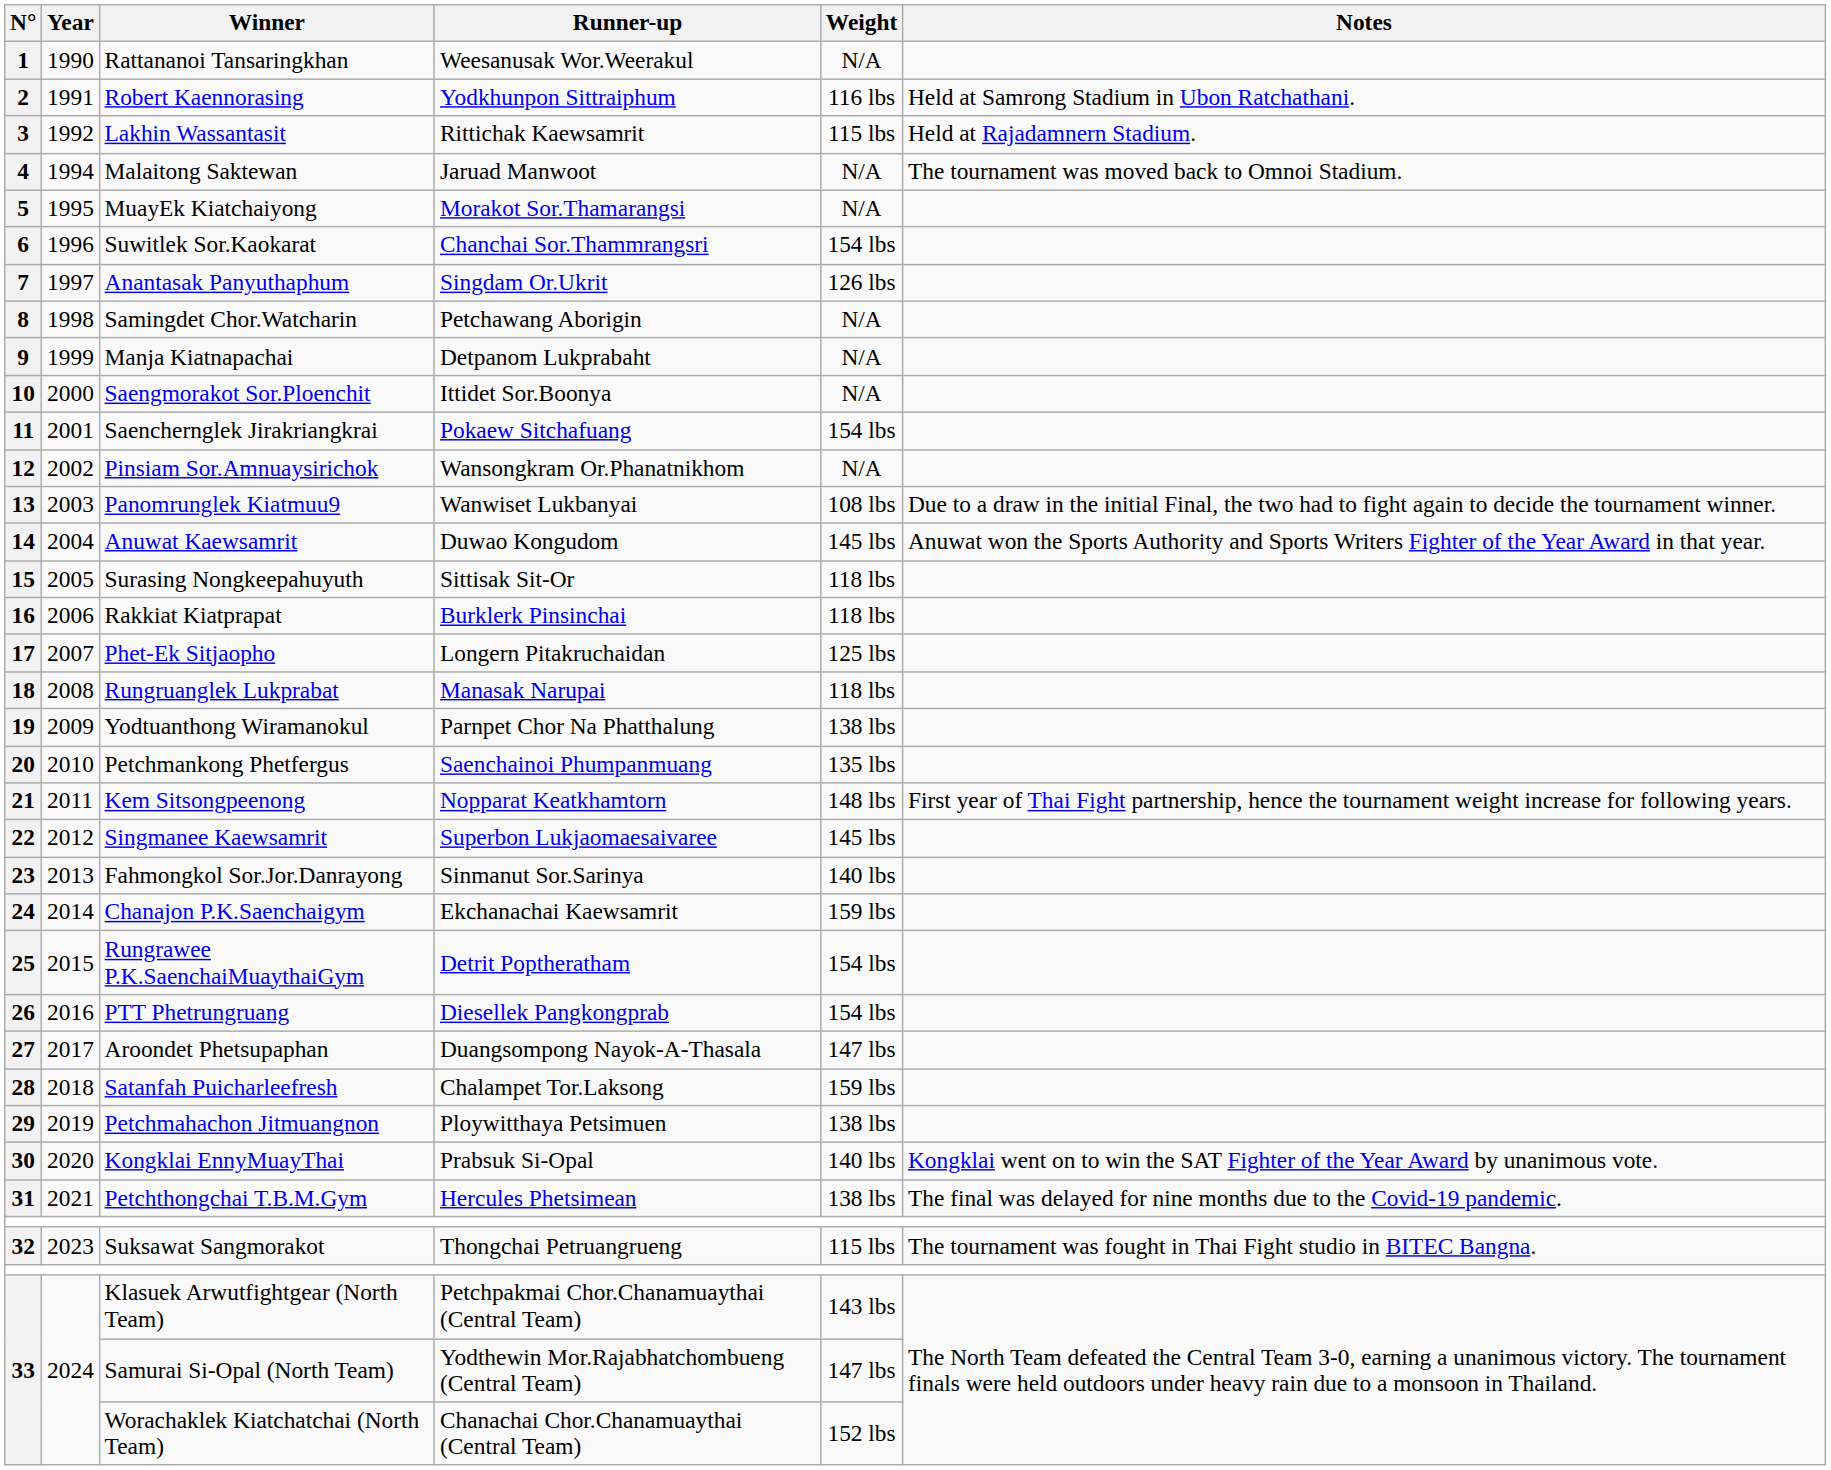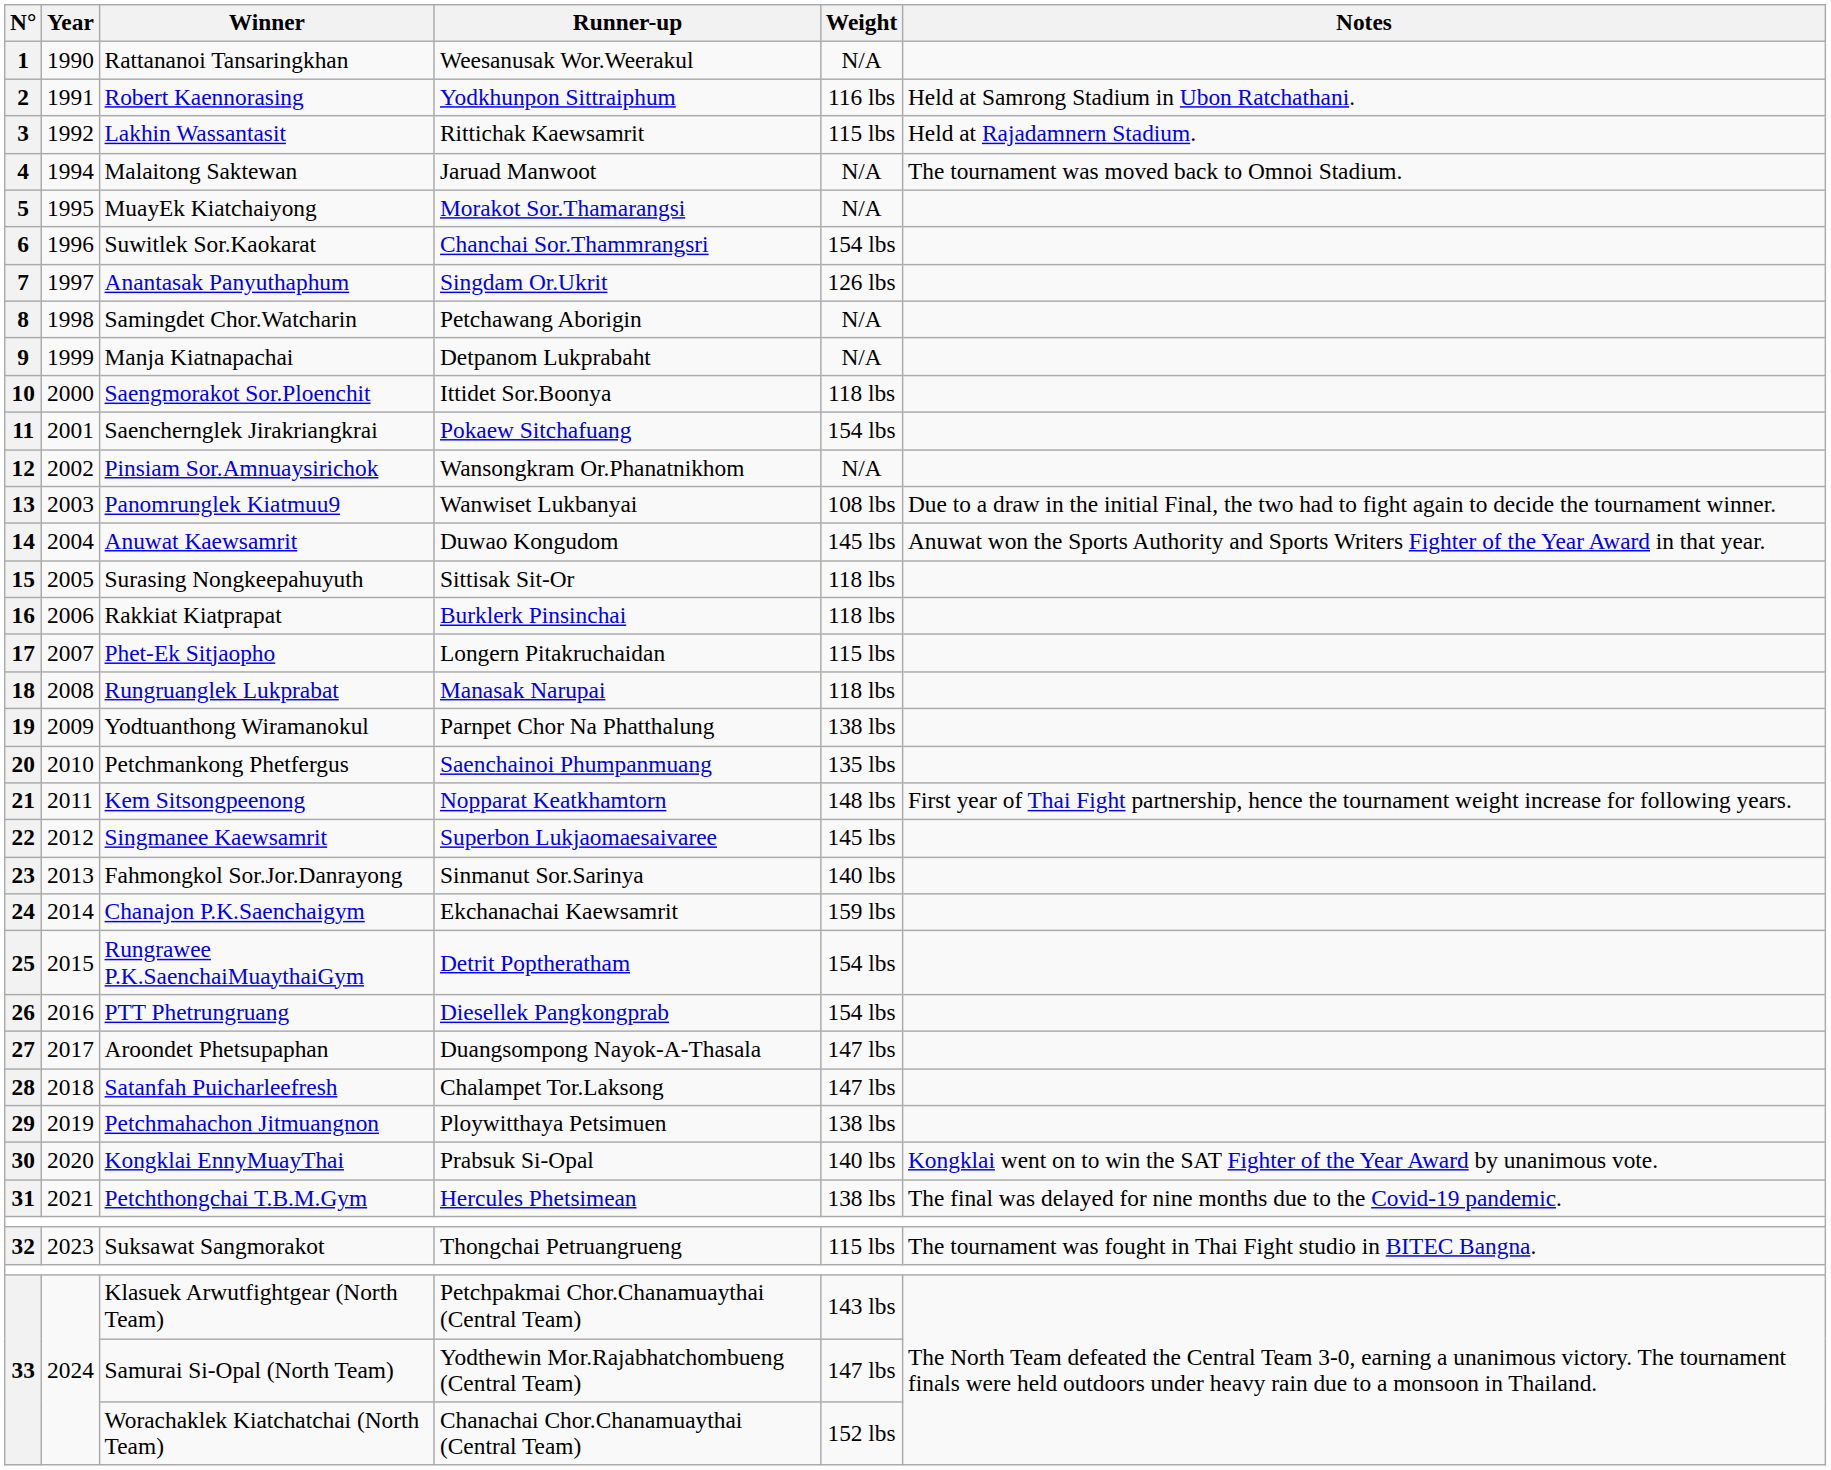(862, 393) N/A -> (862, 393) 118 lbs
(862, 652) 125 lbs -> (862, 652) 115 lbs
(862, 1086) 159 lbs -> (862, 1086) 147 lbs
